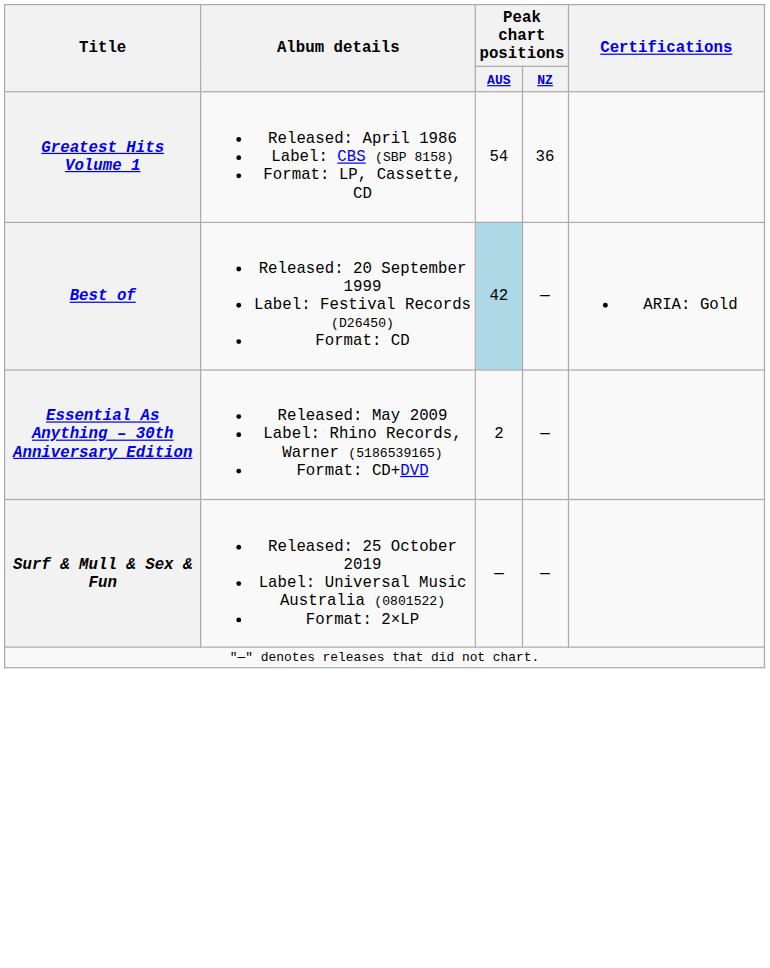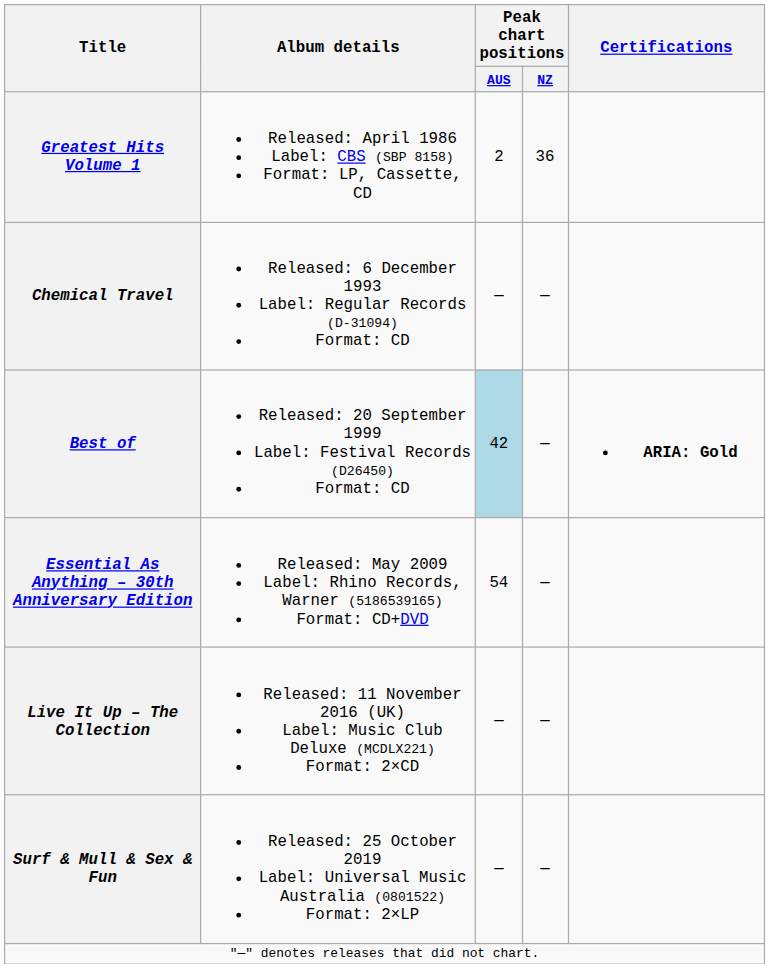(499, 157) 54 -> (499, 157) 2
+ row: (103, 296)
(666, 305) normal -> (666, 453) bold
(499, 435) 2 -> (499, 582) 54
+ row: (103, 721)
